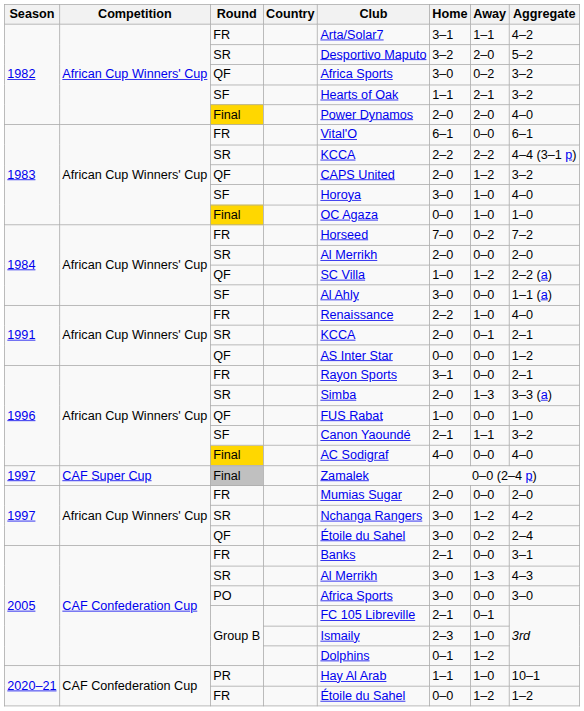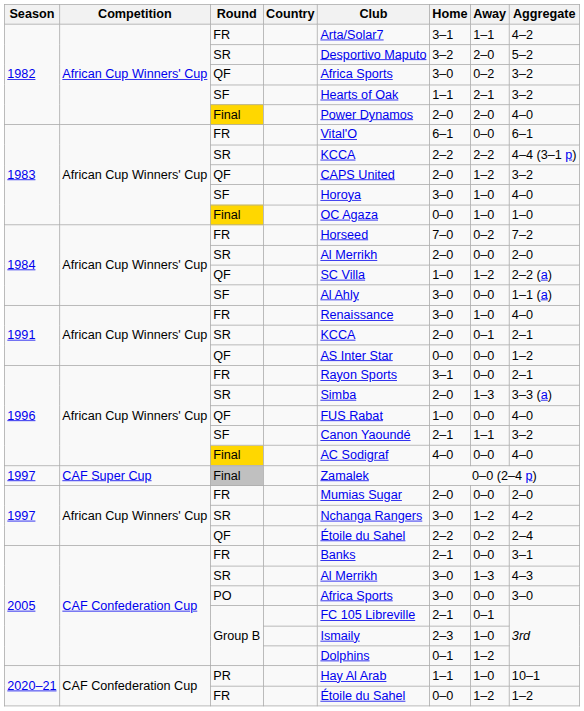(443, 315) 2–2 -> (443, 315) 3–0
(522, 415) 1–0 -> (522, 415) 4–0
(443, 535) 3–0 -> (443, 535) 2–2
